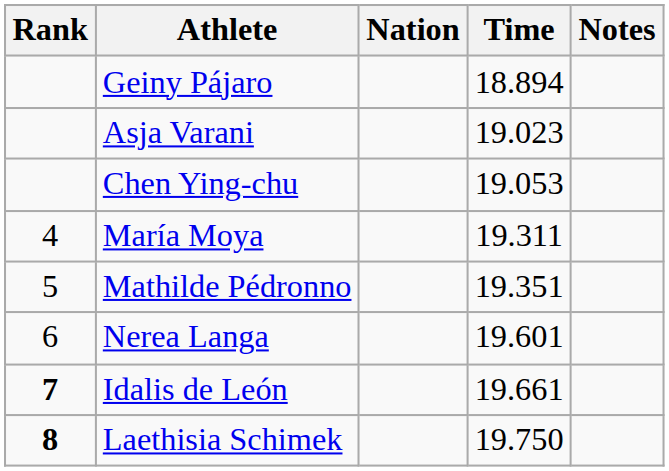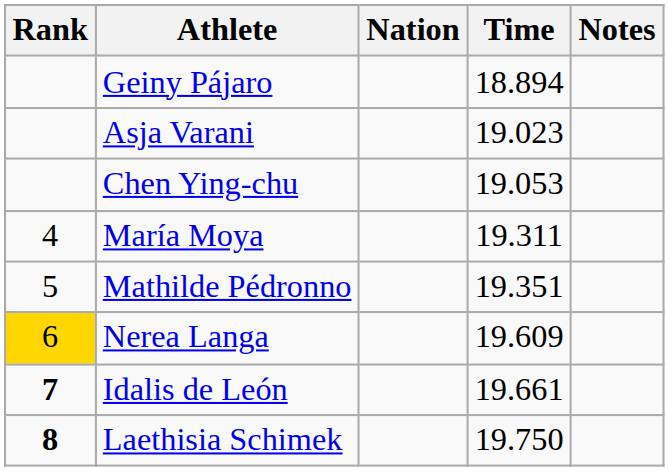(50, 337) no background -> (50, 337) gold background
(519, 337) 19.601 -> (519, 337) 19.609
